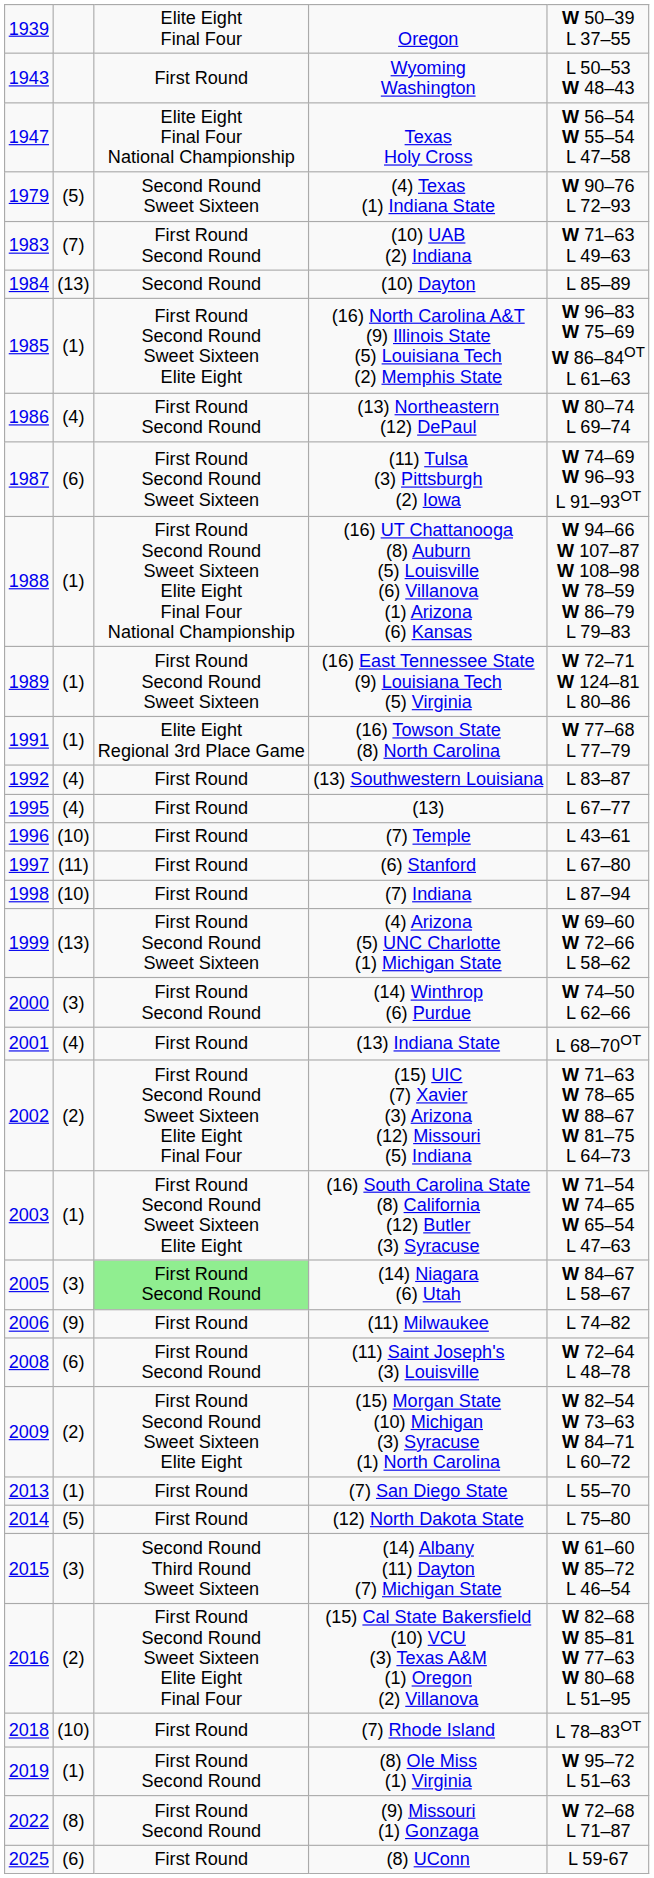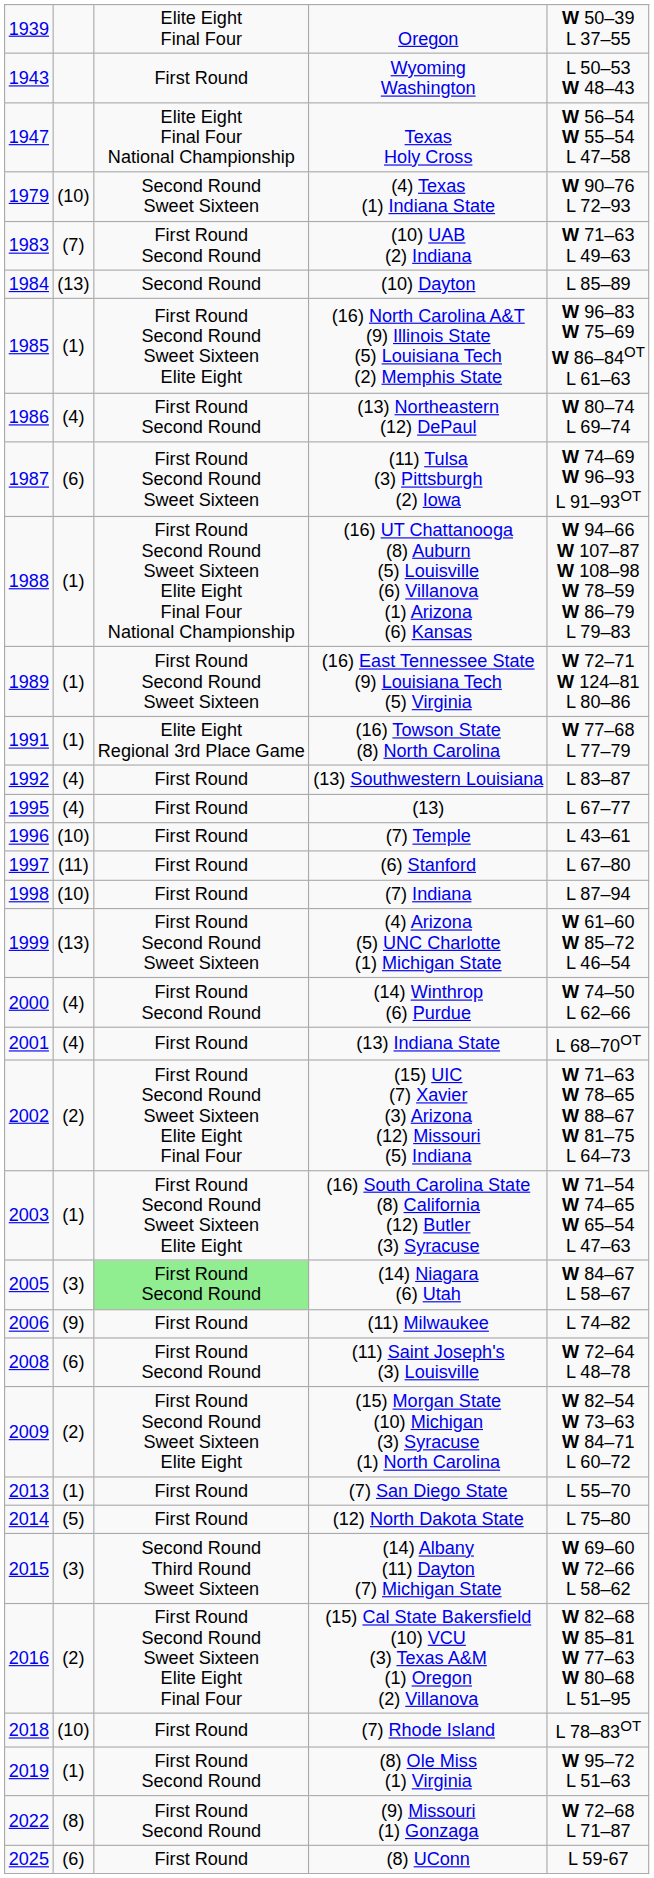(73, 196) (5) -> (73, 196) (10)
(598, 943) W 69–60 W 72–66 L 58–62 -> (598, 943) W 61–60 W 85–72 L 46–54
(73, 1002) (3) -> (73, 1002) (4)
(598, 1568) W 61–60 W 85–72 L 46–54 -> (598, 1568) W 69–60 W 72–66 L 58–62
